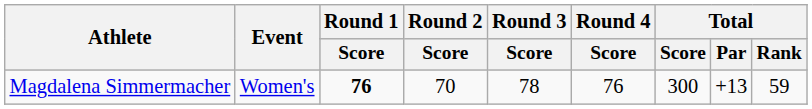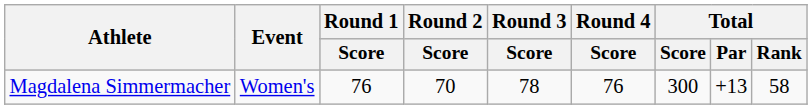(361, 87) bold -> (361, 87) normal
(779, 87) 59 -> (779, 87) 58
